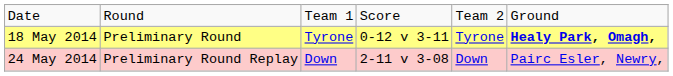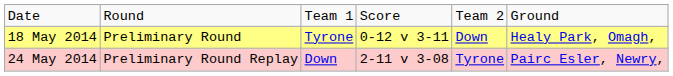(480, 38) Tyrone -> (472, 38) Down
(584, 38) bold -> (584, 38) normal
(472, 60) Down -> (480, 60) Tyrone
